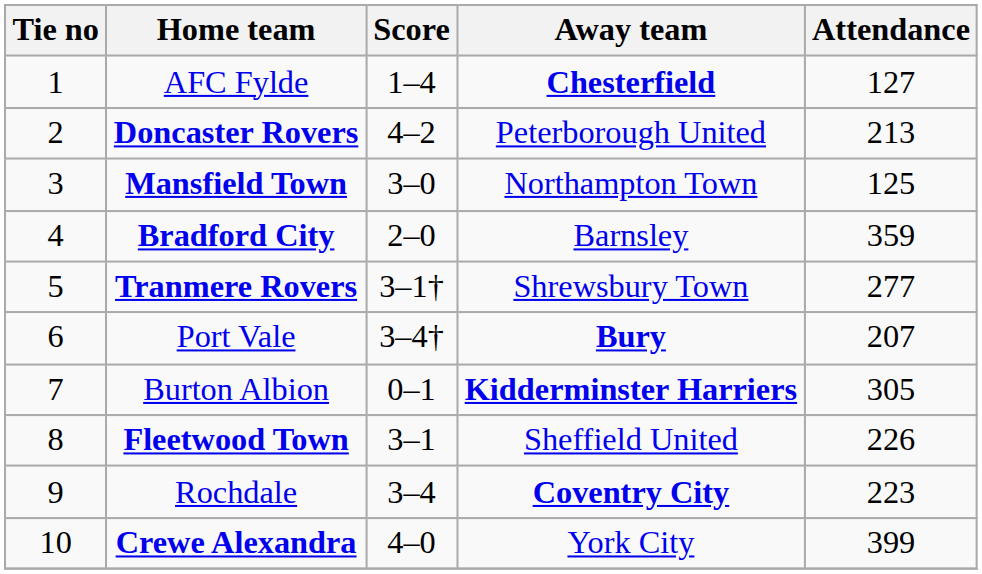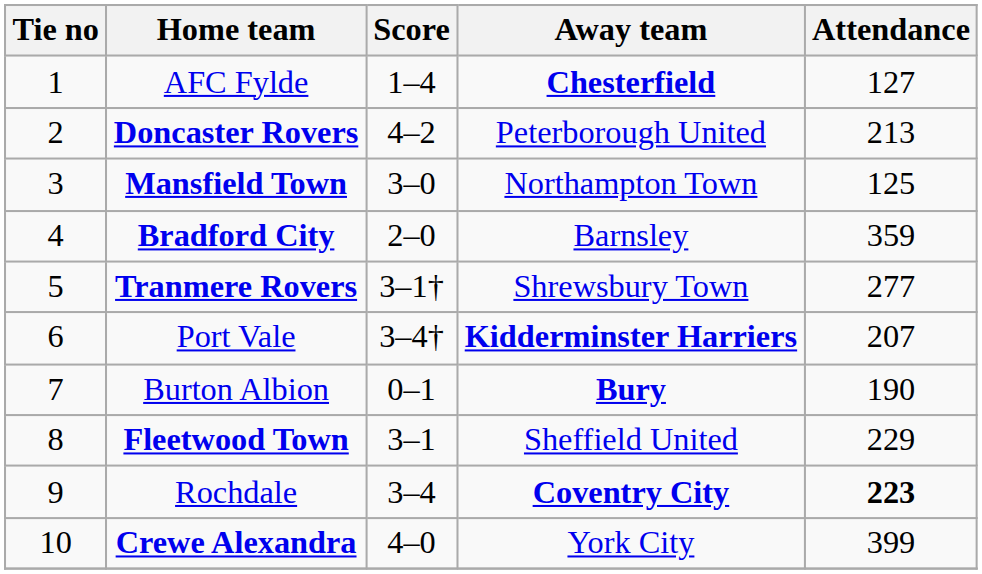(631, 337) Bury -> (631, 337) Kidderminster Harriers
(631, 388) Kidderminster Harriers -> (631, 388) Bury
(891, 388) 305 -> (891, 388) 190
(891, 440) 226 -> (891, 440) 229
(891, 491) normal -> (891, 491) bold
